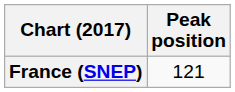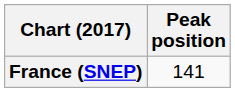(189, 71) 121 -> (189, 71) 141
